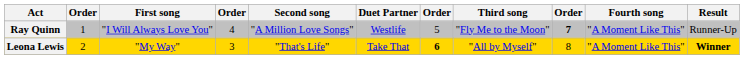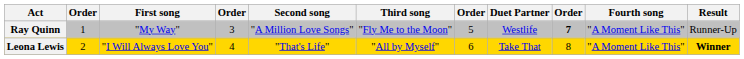columns swapped: (388, 12) <-> (503, 12)
(157, 29) "I Will Always Love You" -> (157, 29) "My Way"
(232, 29) 4 -> (232, 29) 3
(157, 46) "My Way" -> (157, 46) "I Will Always Love You"
(232, 46) 3 -> (232, 46) 4
(437, 46) bold -> (471, 46) normal
